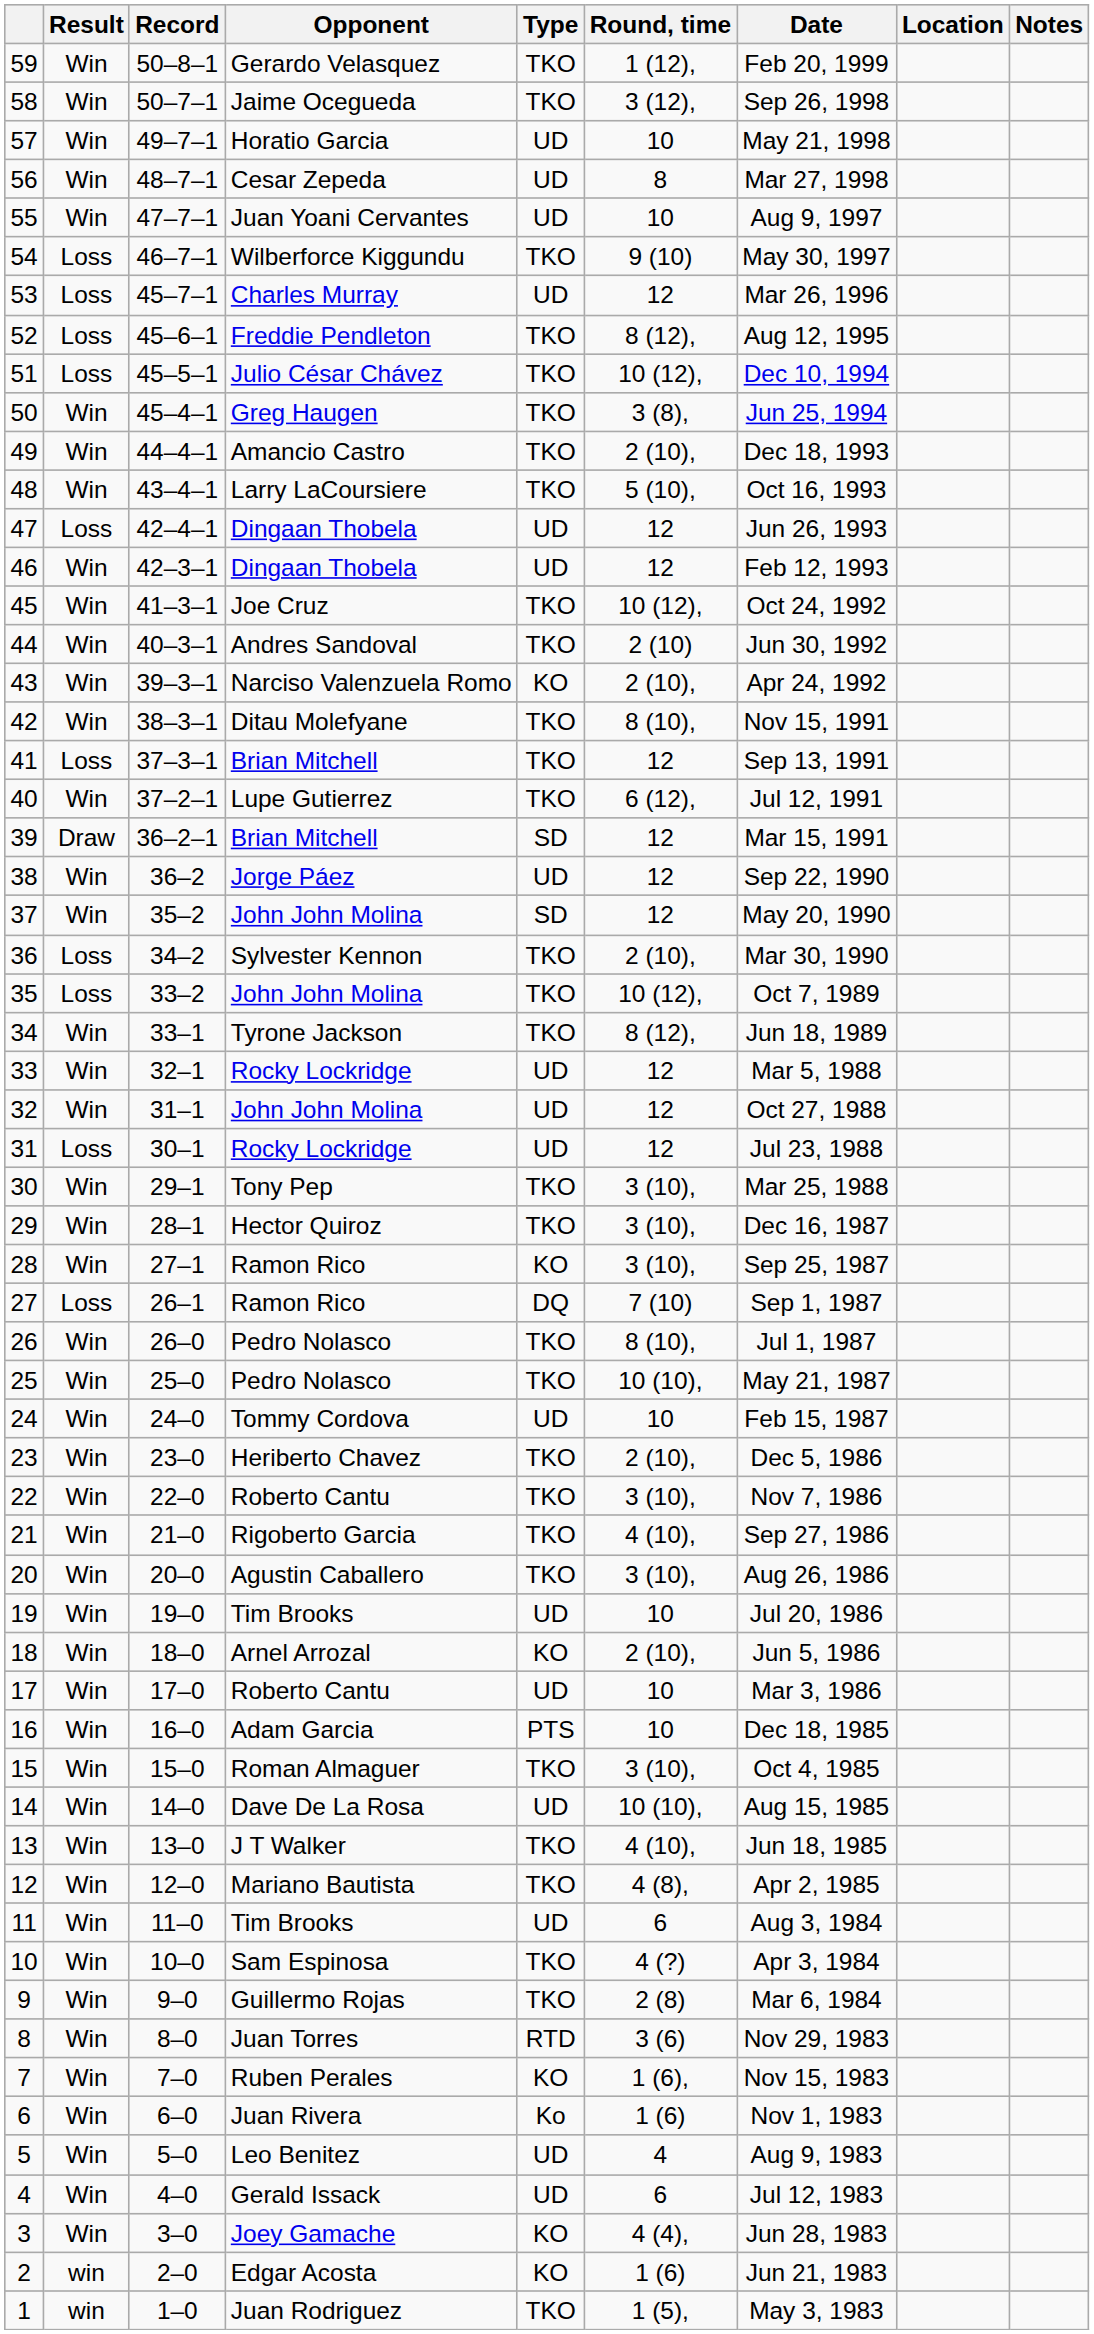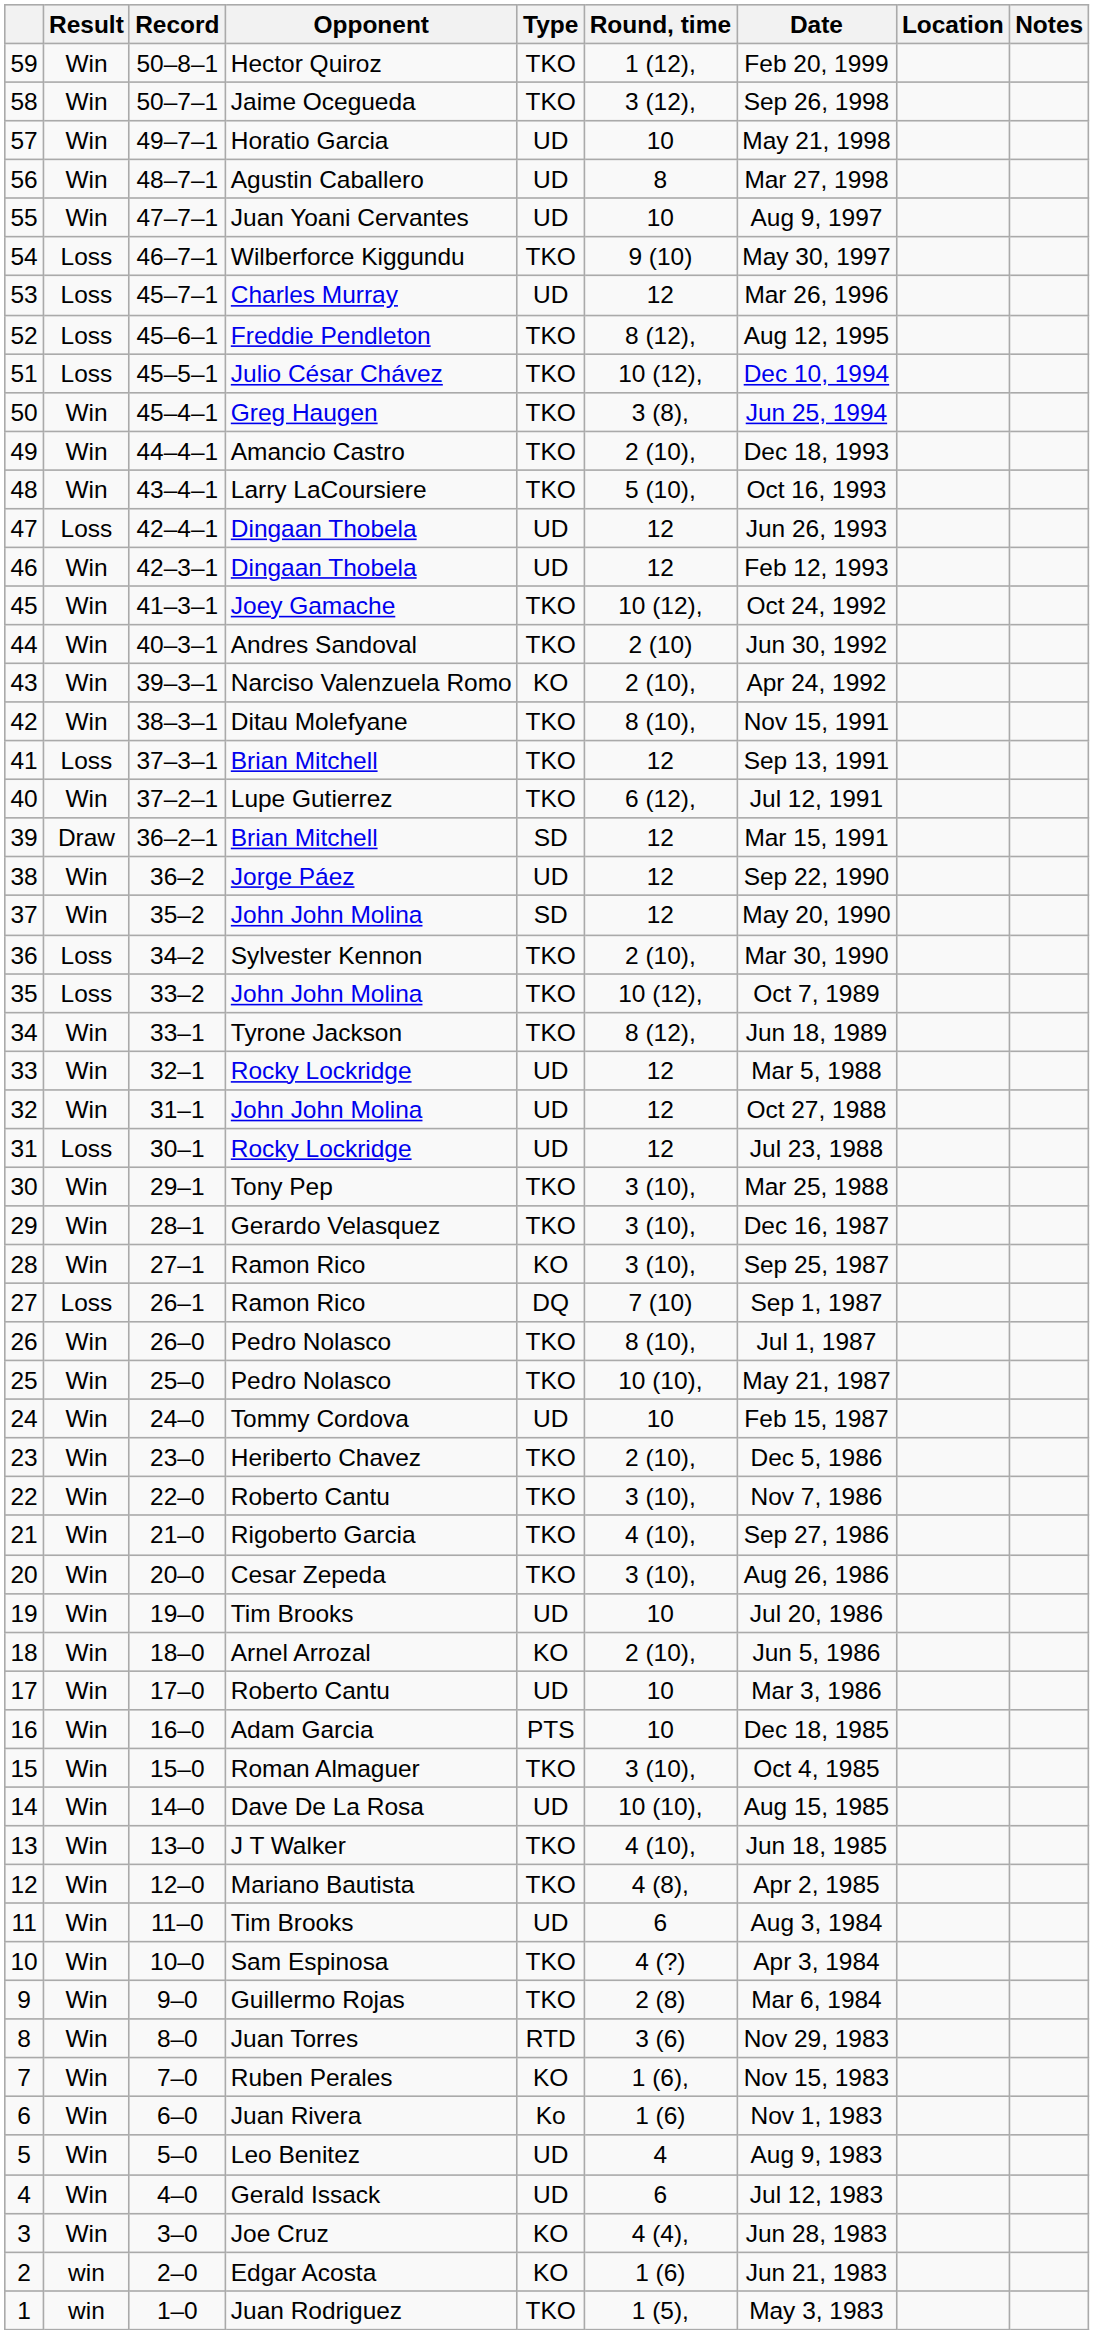(335, 63) Gerardo Velasquez -> (306, 63) Hector Quiroz
(308, 179) Cesar Zepeda -> (327, 179) Agustin Caballero
(280, 605) Joe Cruz -> (313, 605) Joey Gamache
(306, 1225) Hector Quiroz -> (335, 1225) Gerardo Velasquez
(327, 1574) Agustin Caballero -> (308, 1574) Cesar Zepeda
(313, 2233) Joey Gamache -> (280, 2233) Joe Cruz
